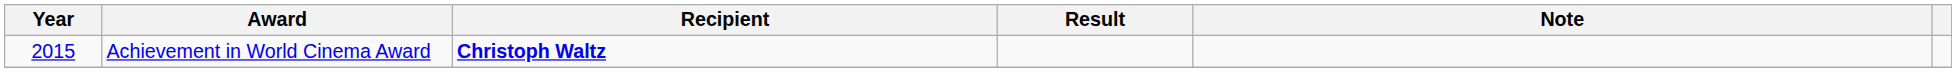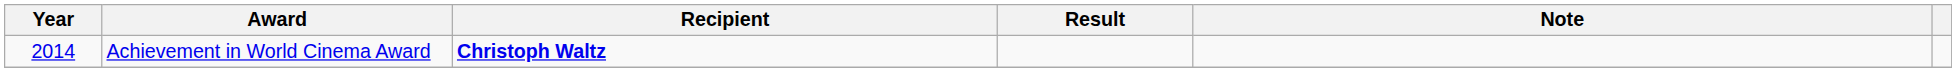(53, 51) 2015 -> (53, 51) 2014
